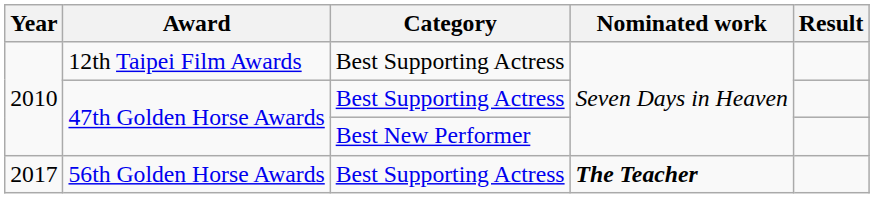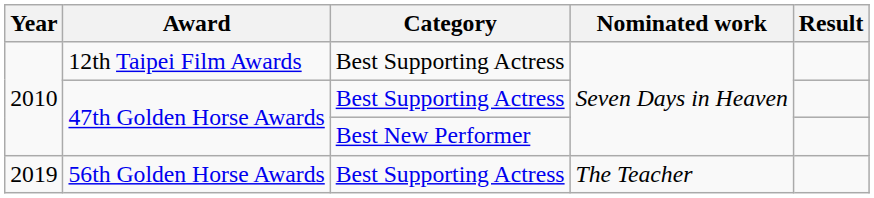(34, 173) 2017 -> (34, 173) 2019
(637, 173) bold -> (634, 173) normal
